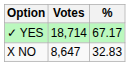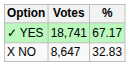(69, 33) 18,714 -> (69, 33) 18,741
